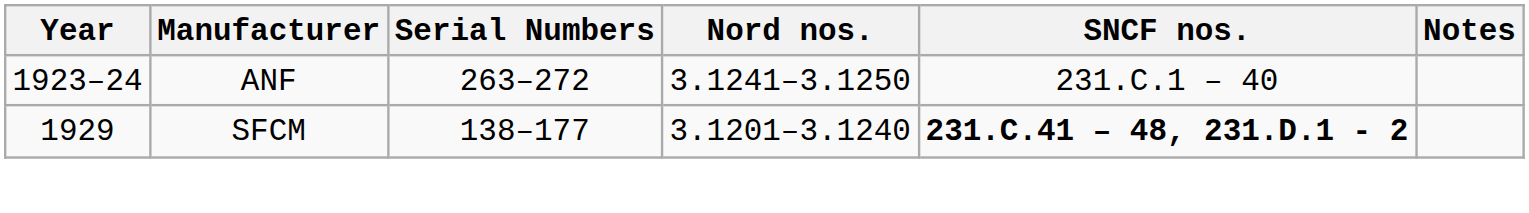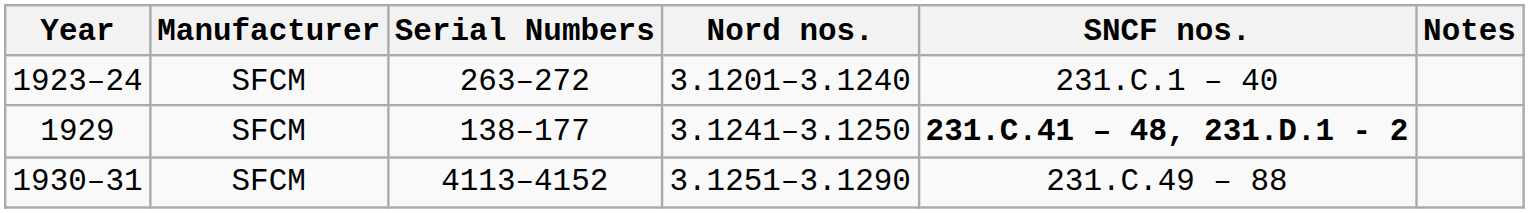(269, 81) ANF -> (269, 81) SFCM
(790, 81) 3.1241–3.1250 -> (790, 81) 3.1201–3.1240
(790, 131) 3.1201–3.1240 -> (790, 131) 3.1241–3.1250
+ row: (78, 182)
